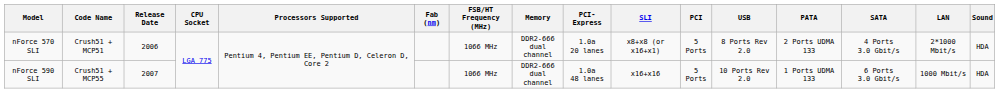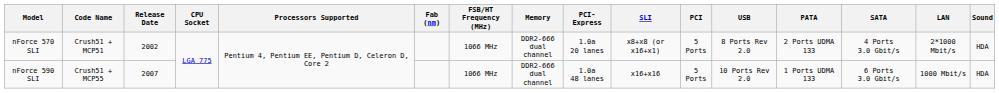(150, 46) 2006 -> (150, 46) 2002
